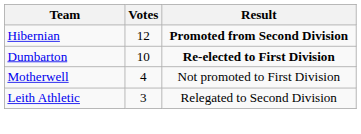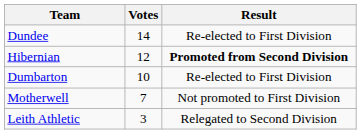+ row: (28, 35)
(259, 56) bold -> (259, 77) normal
(143, 77) 4 -> (143, 98) 7
